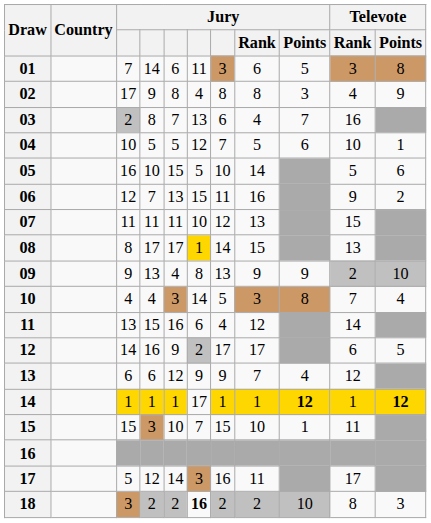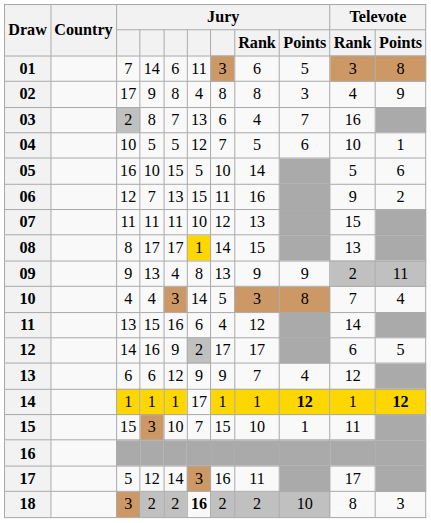(401, 273) 10 -> (401, 273) 11
